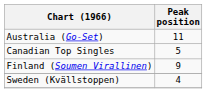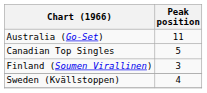(178, 66) 9 -> (178, 66) 3
